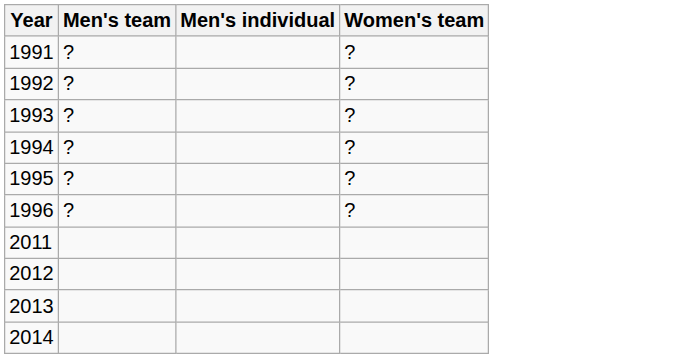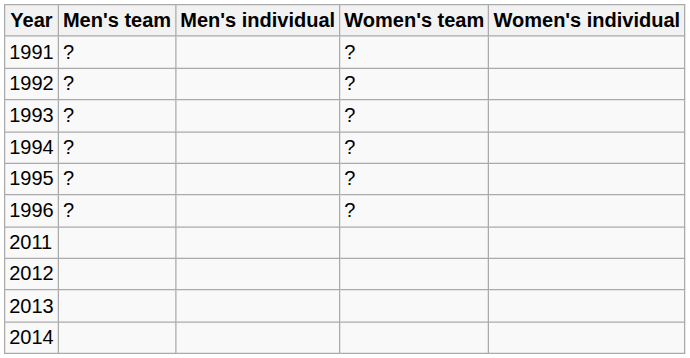+ column: (587, 20)
